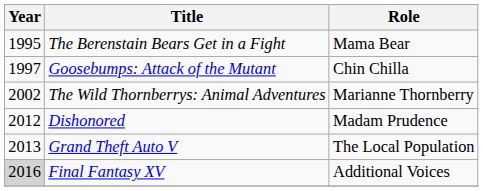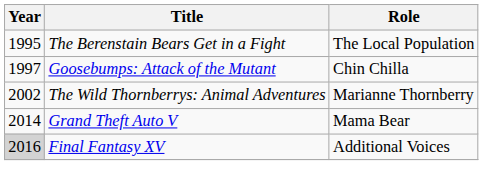(371, 43) Mama Bear -> (404, 43) The Local Population
- row: (87, 120)
(25, 146) 2013 -> (25, 120) 2014
(404, 146) The Local Population -> (371, 120) Mama Bear
